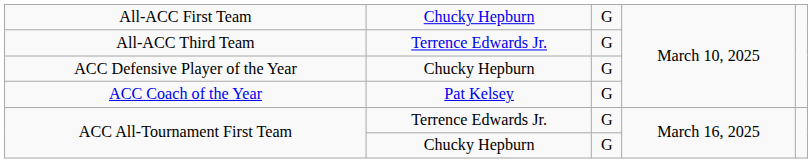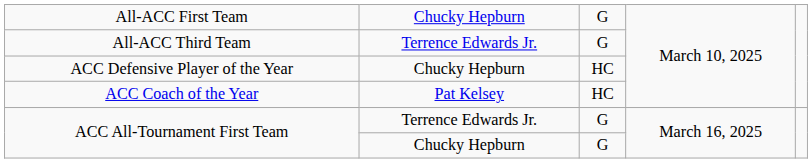(607, 68) G -> (603, 68) HC
(607, 94) G -> (603, 94) HC
